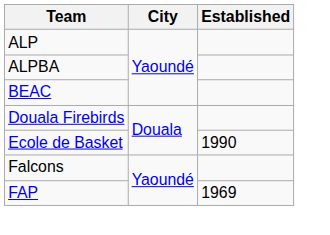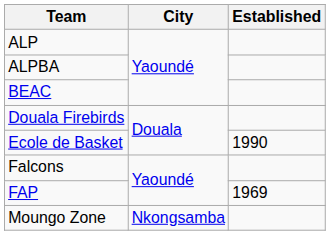+ row: (57, 218)
